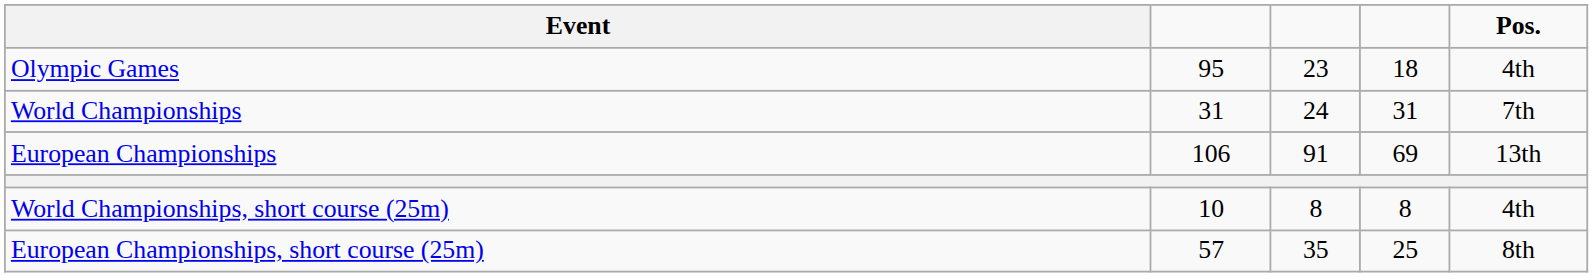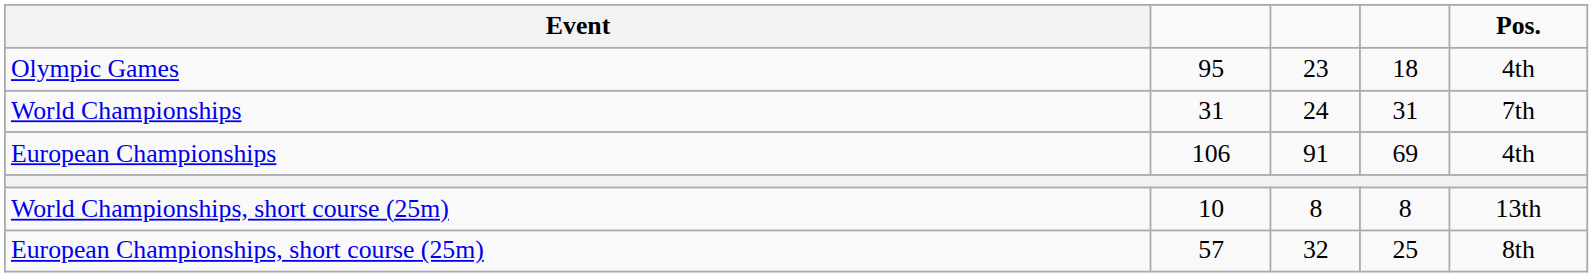(1518, 153) 13th -> (1518, 153) 4th
(1518, 208) 4th -> (1518, 208) 13th
(1316, 250) 35 -> (1316, 250) 32
